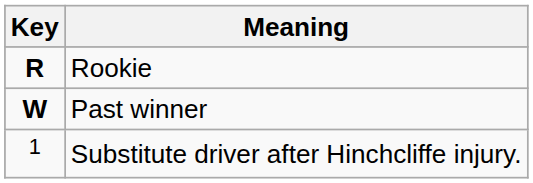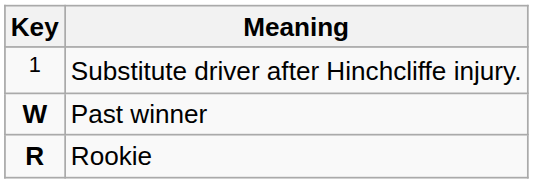rows swapped: (111, 68) <-> (296, 153)
